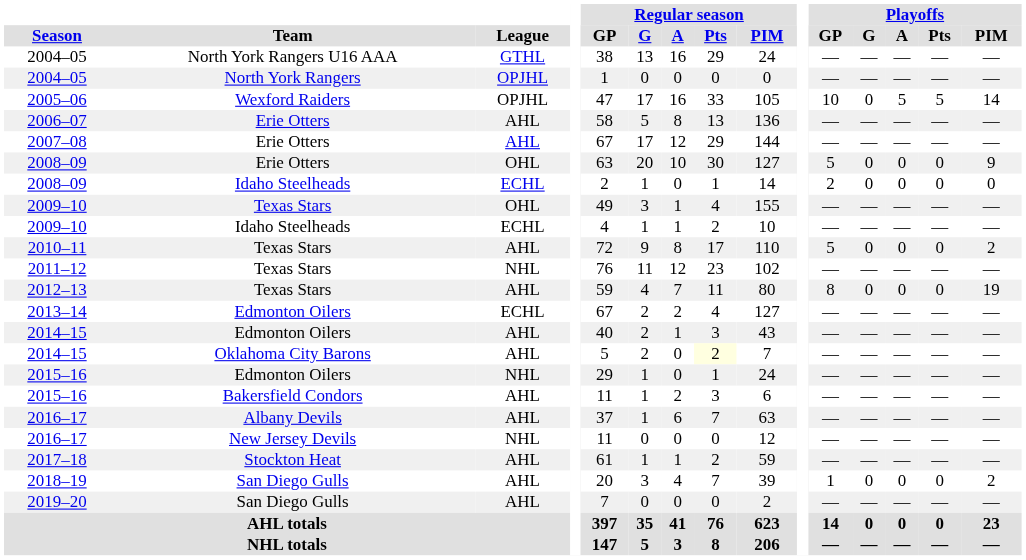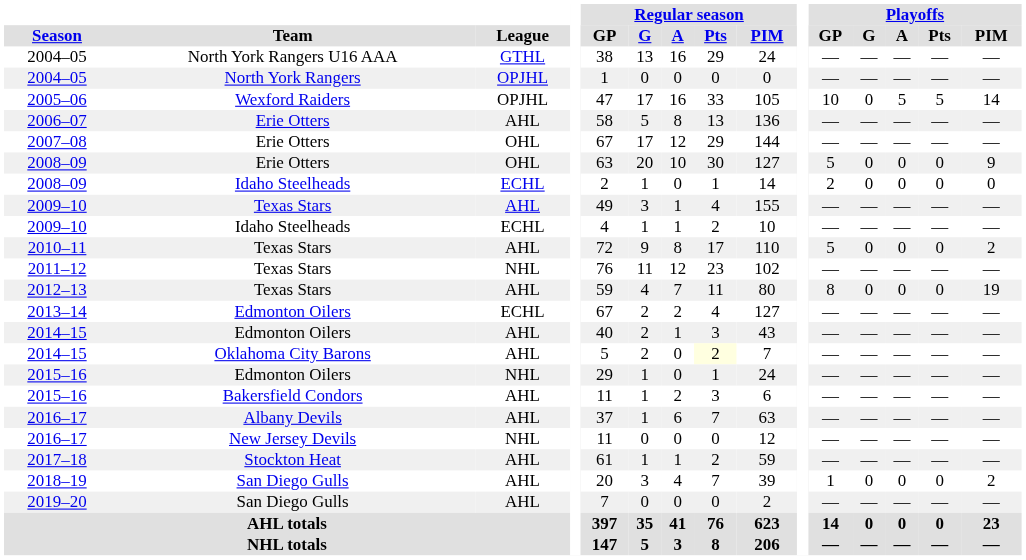(523, 141) AHL -> (523, 141) OHL
(523, 205) OHL -> (523, 205) AHL
